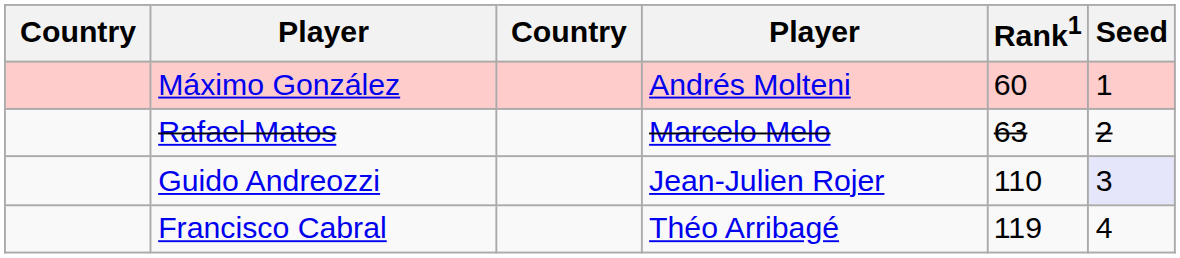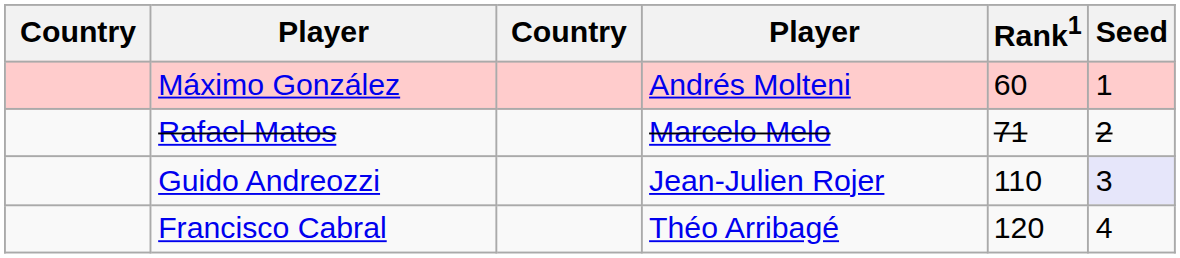(1011, 132) 63 -> (1011, 132) 71
(1018, 228) 119 -> (1019, 228) 120
